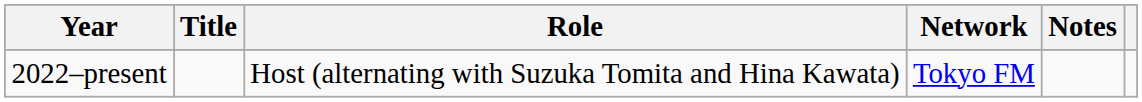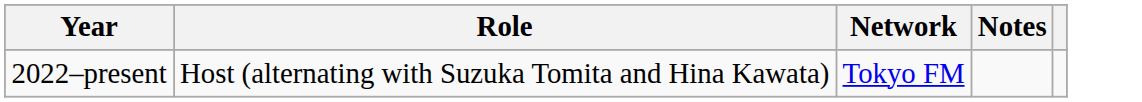- column: (209, 27)
